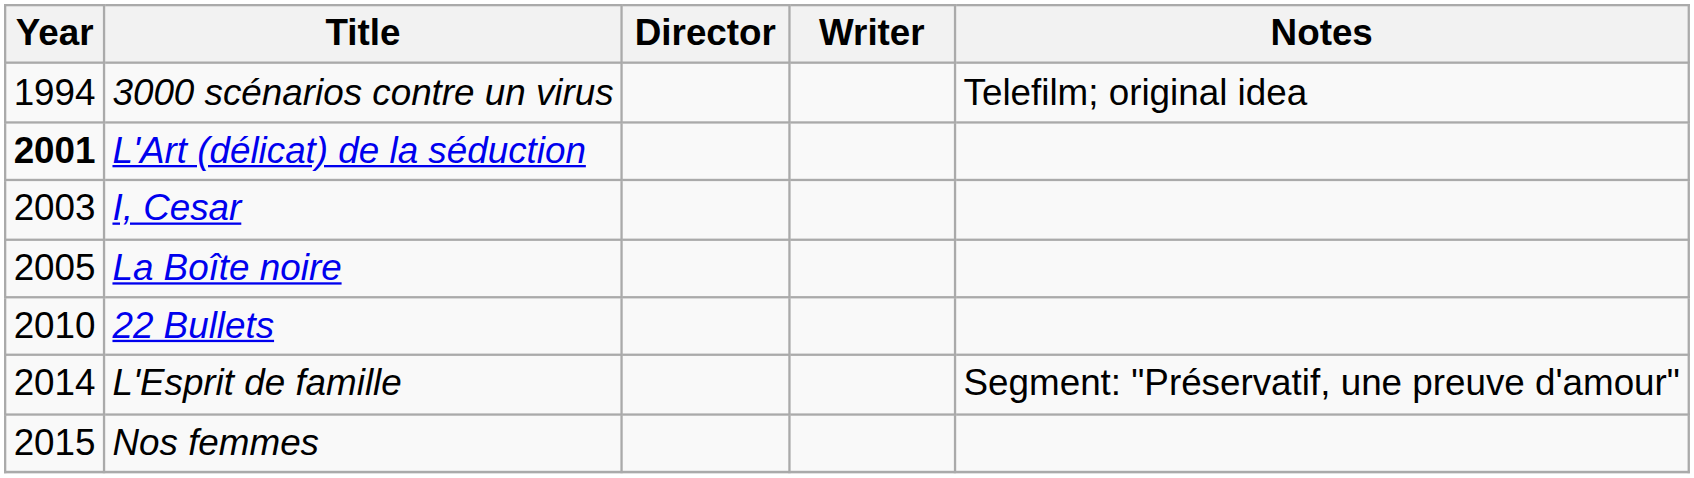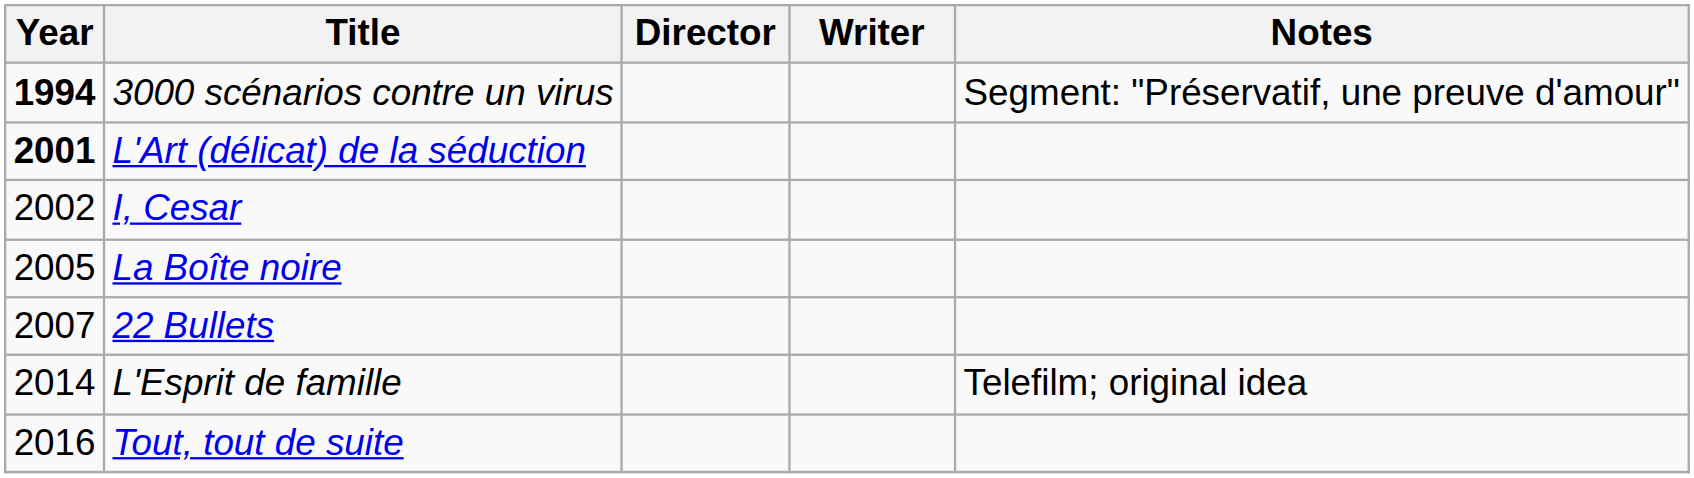(55, 92) normal -> (55, 92) bold
(1135, 92) Telefilm; original idea -> (1322, 92) Segment: "Préservatif, une preuve d'amour"
(55, 208) 2003 -> (55, 208) 2002
(55, 325) 2010 -> (55, 325) 2007
(1322, 383) Segment: "Préservatif, une preuve d'amour" -> (1135, 383) Telefilm; original idea
- row: (216, 442)
+ row: (258, 442)
